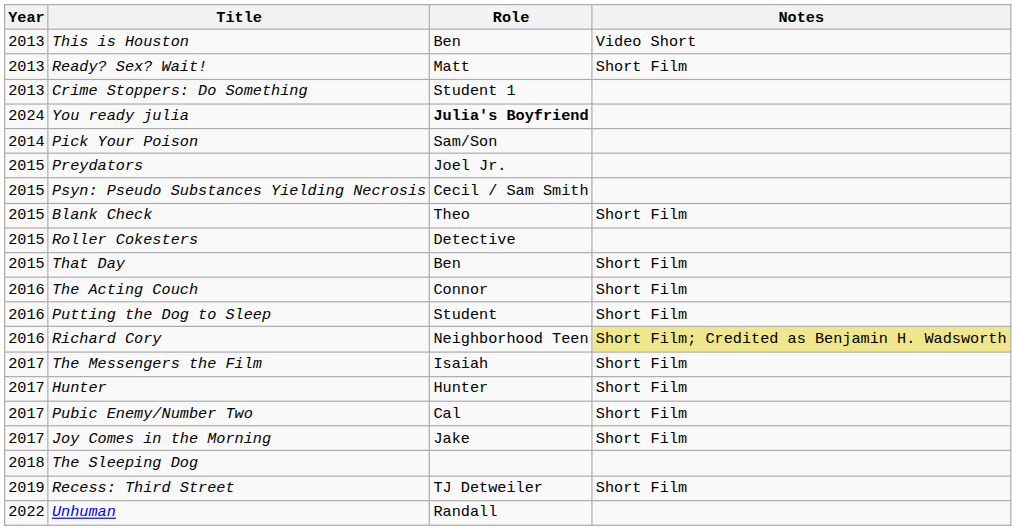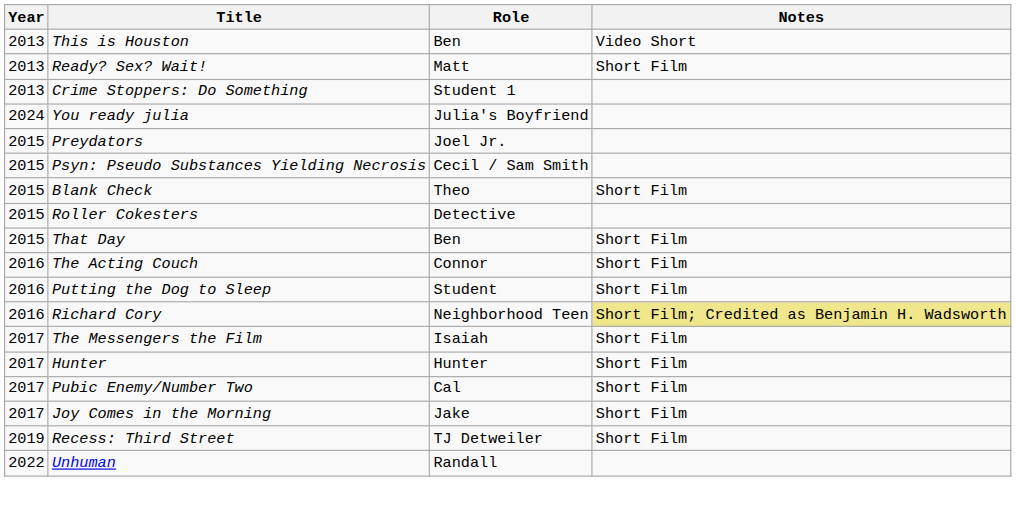(511, 116) bold -> (511, 116) normal
- row: (125, 141)
- row: (125, 463)
